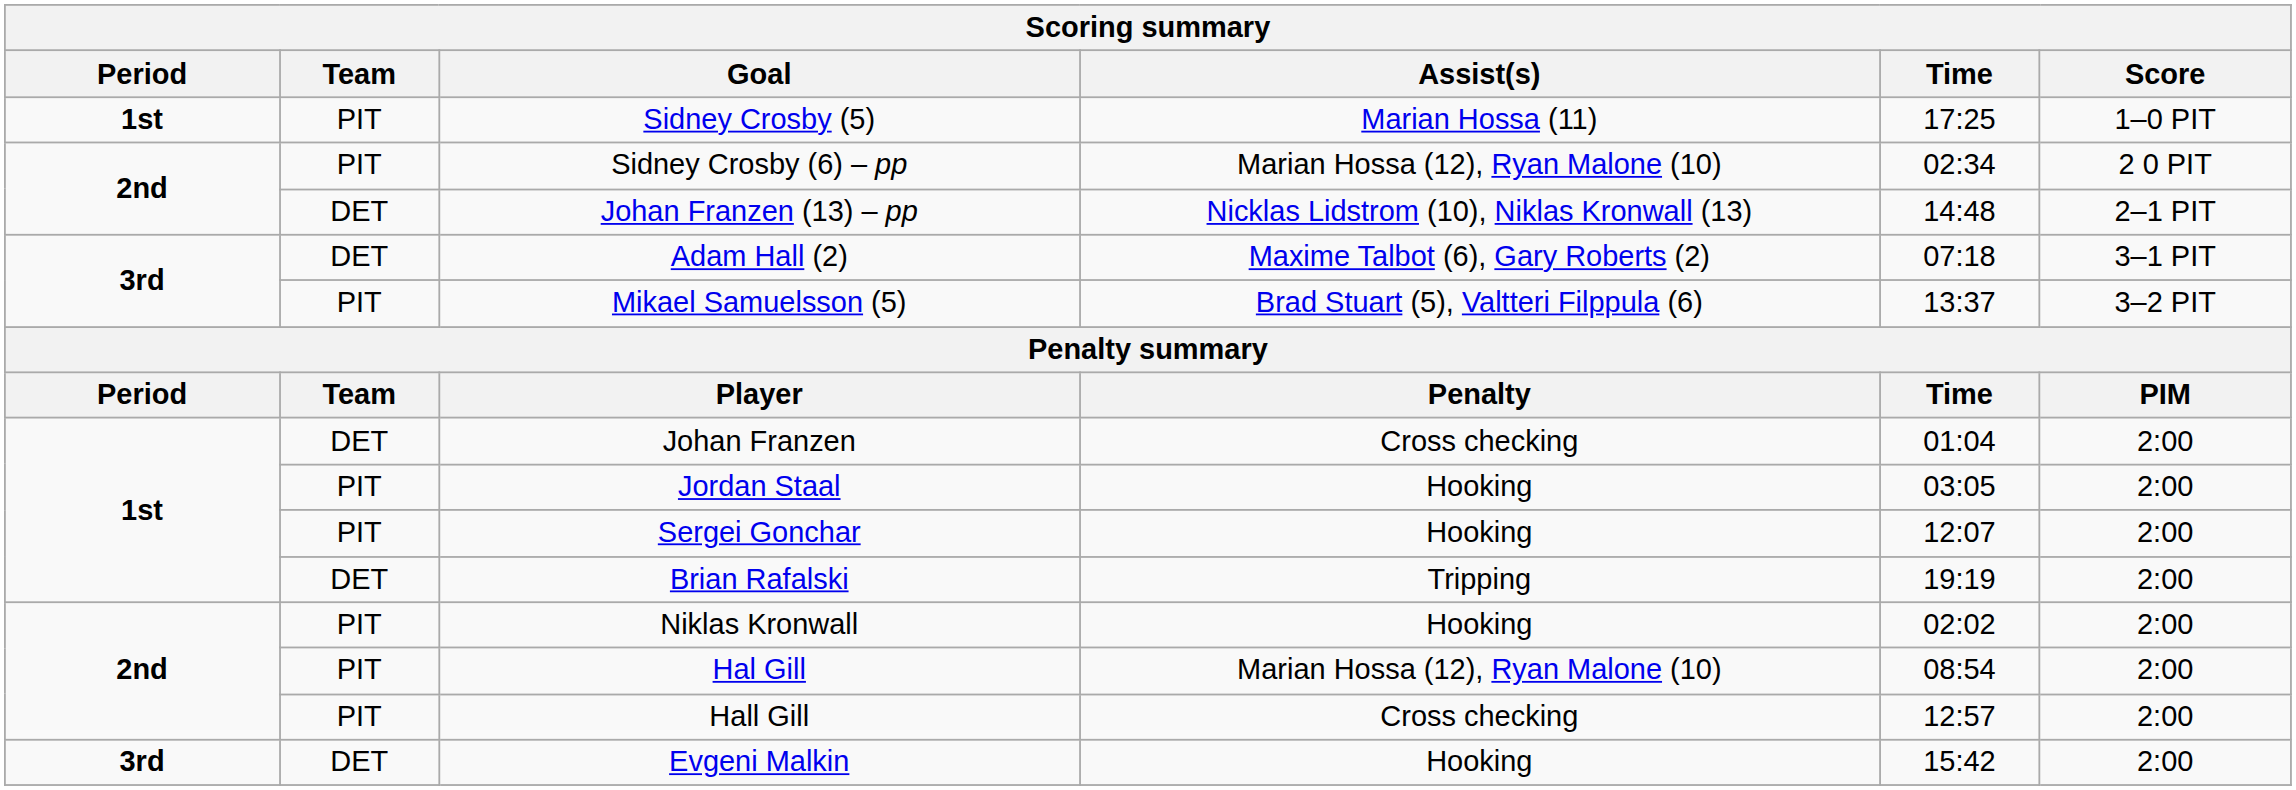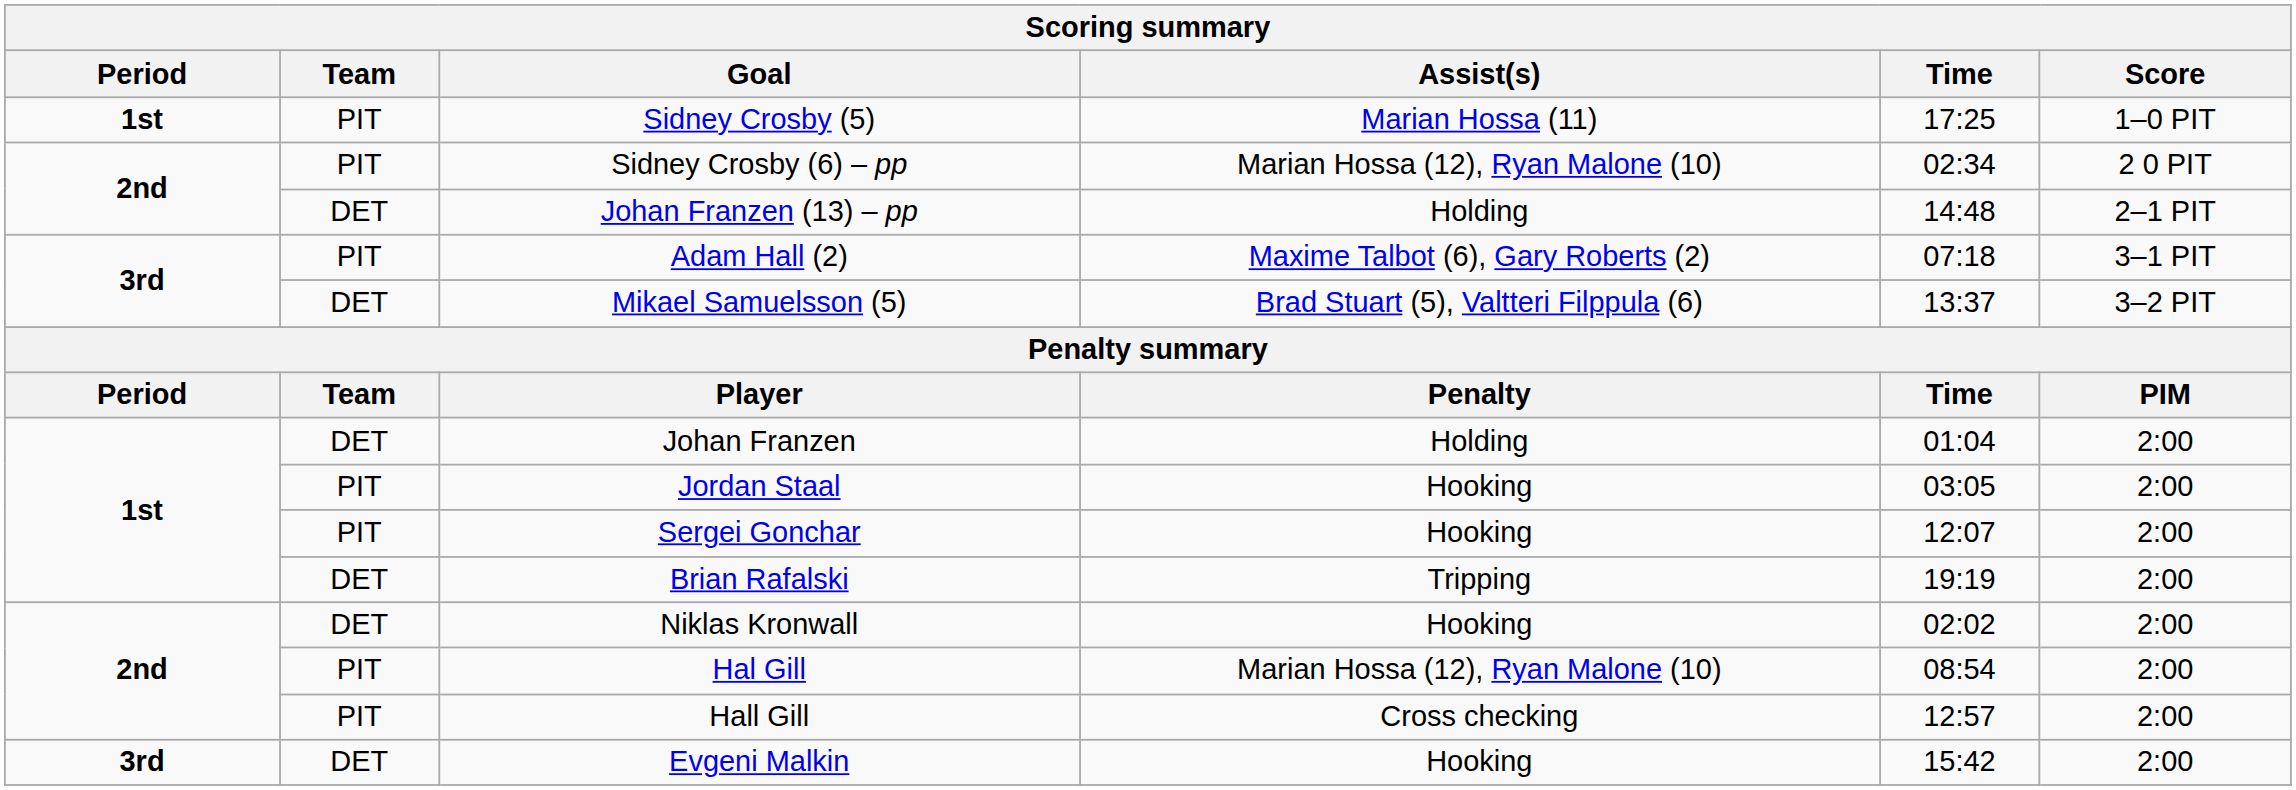(1479, 211) Nicklas Lidstrom (10), Niklas Kronwall (13) -> (1479, 211) Holding
(359, 257) DET -> (359, 257) PIT
(359, 303) PIT -> (359, 303) DET
(1479, 440) Cross checking -> (1479, 440) Holding
(359, 624) PIT -> (359, 624) DET
